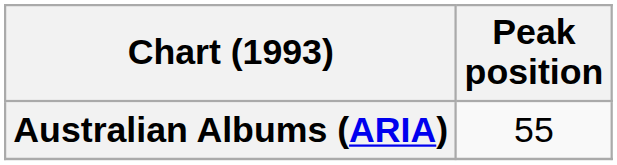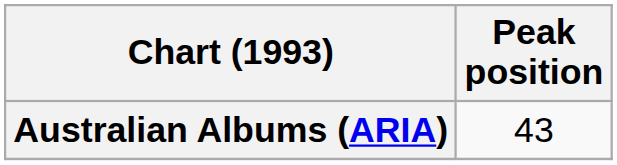(534, 129) 55 -> (534, 129) 43
